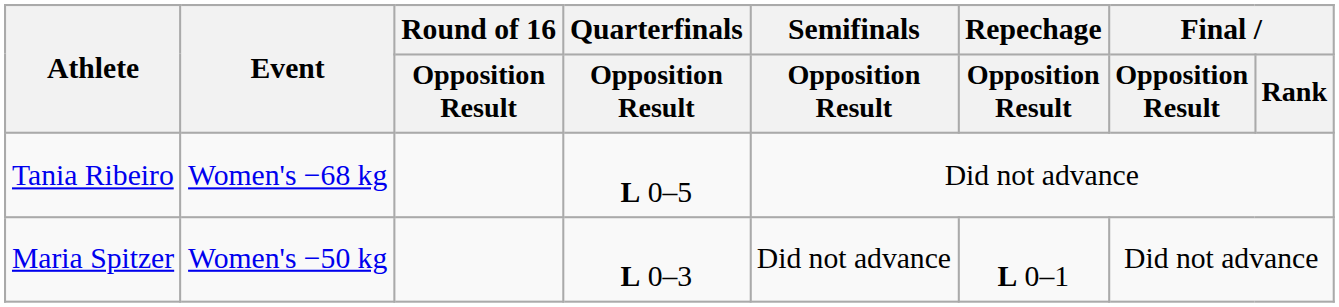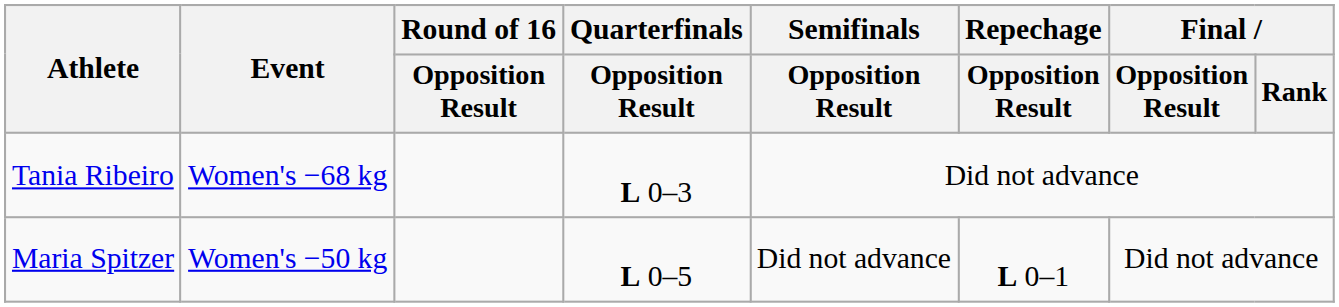(656, 192) L 0–5 -> (656, 192) L 0–3
(656, 276) L 0–3 -> (656, 276) L 0–5
